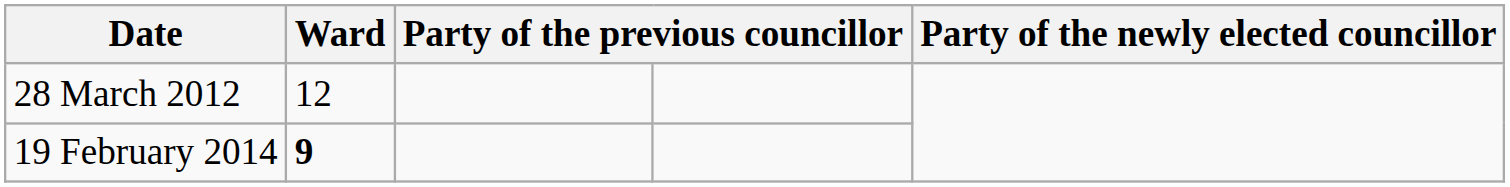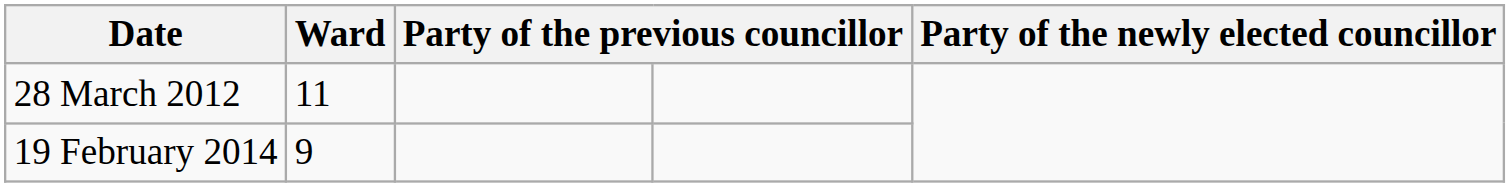(313, 92) 12 -> (313, 92) 11
(304, 151) bold -> (304, 151) normal
